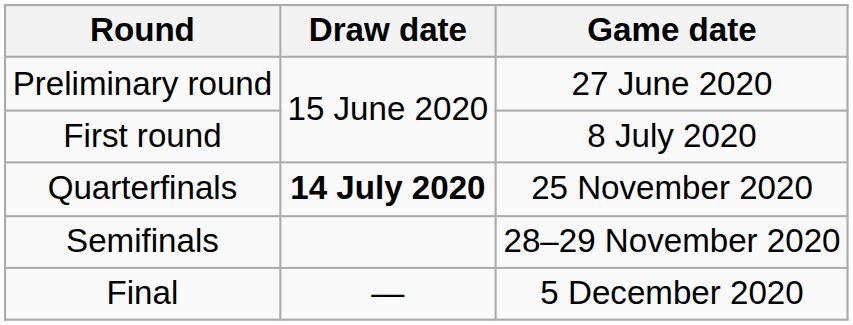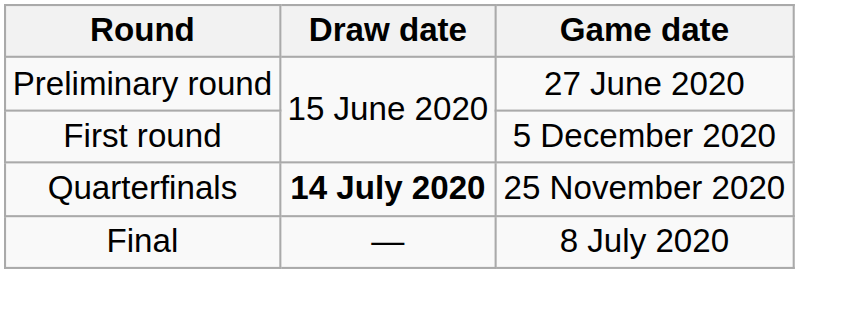(672, 135) 8 July 2020 -> (644, 135) 5 December 2020
- row: (142, 240)
(672, 293) 5 December 2020 -> (644, 240) 8 July 2020
